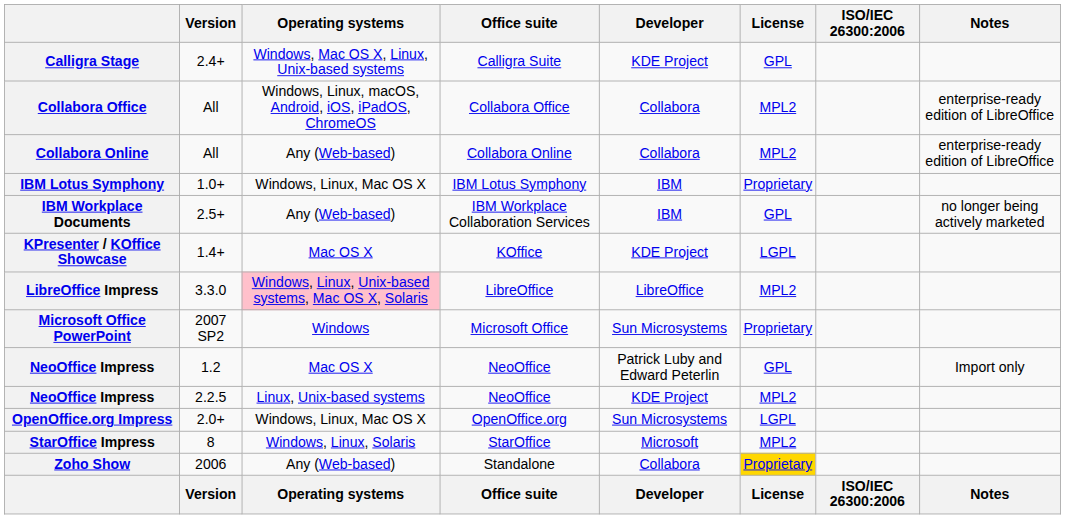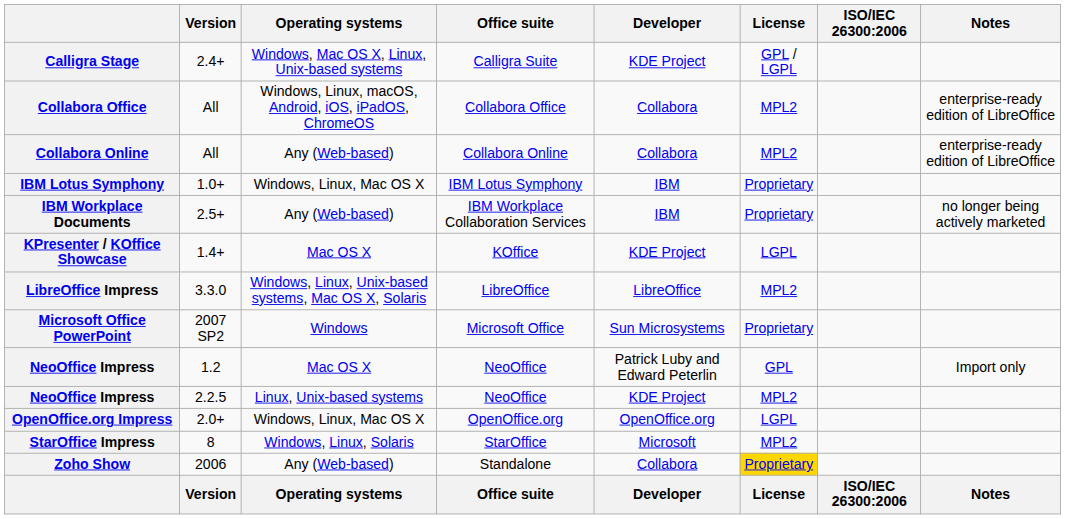(778, 61) GPL -> (779, 61) GPL / LGPL
(778, 214) GPL -> (779, 214) Proprietary
(341, 290) pink background -> (339, 290) no background
(670, 419) Sun Microsystems -> (667, 419) OpenOffice.org
